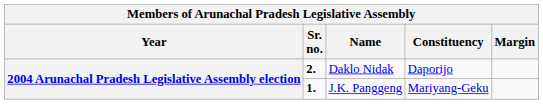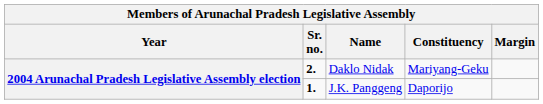(430, 68) Daporijo -> (448, 68) Mariyang-Geku
(448, 88) Mariyang-Geku -> (430, 88) Daporijo
